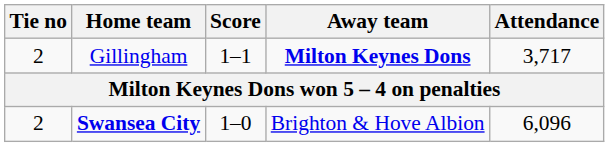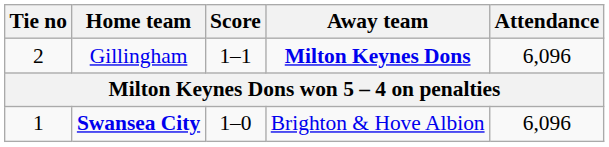(547, 55) 3,717 -> (547, 55) 6,096
(38, 123) 2 -> (38, 123) 1
